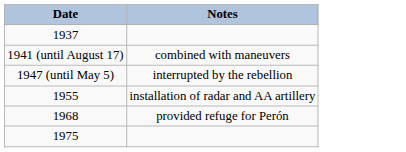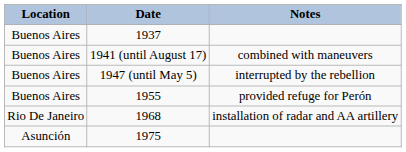+ column: (46, 14)
(222, 95) installation of radar and AA artillery -> (305, 95) provided refuge for Perón
(222, 116) provided refuge for Perón -> (305, 116) installation of radar and AA artillery
